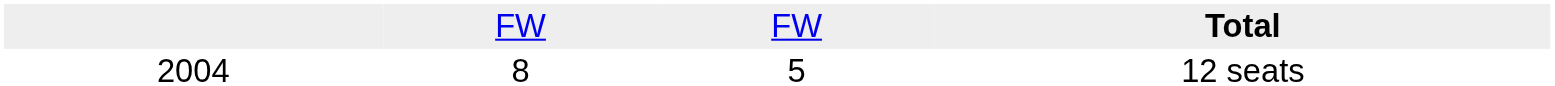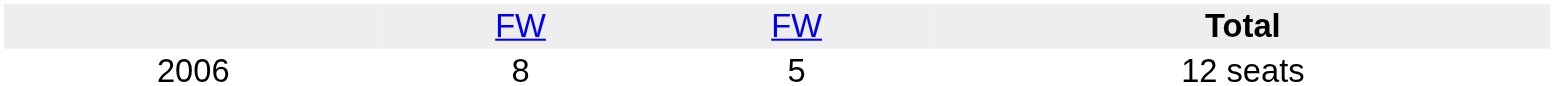(193, 70) 2004 -> (193, 70) 2006
